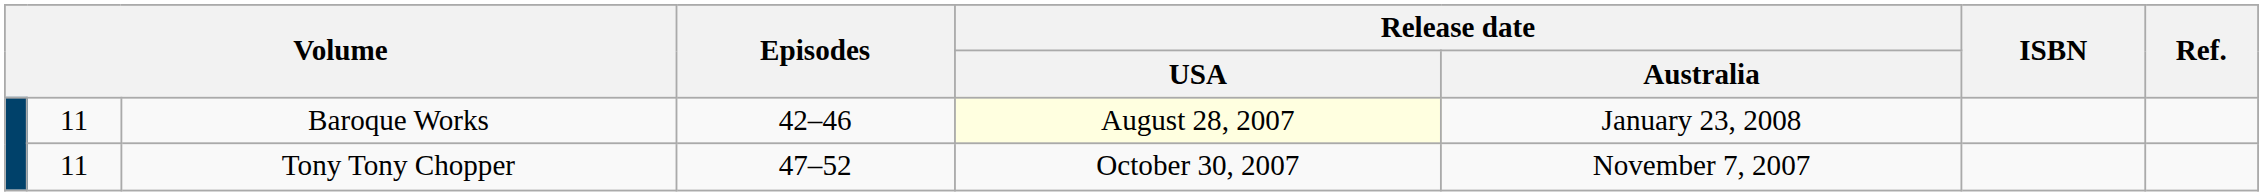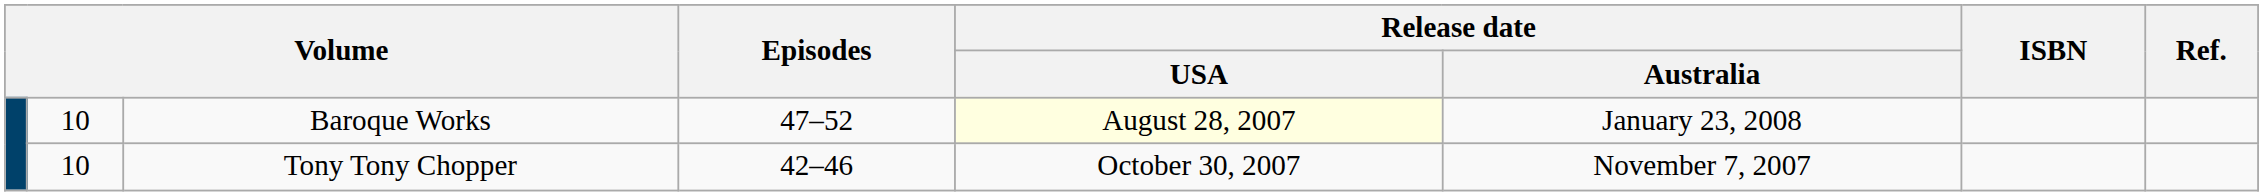(74, 119) 11 -> (75, 119) 10
(815, 119) 42–46 -> (817, 119) 47–52
(74, 166) 11 -> (75, 166) 10
(815, 166) 47–52 -> (817, 166) 42–46
